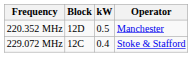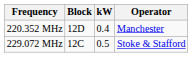(103, 28) 0.5 -> (103, 28) 0.4
(103, 44) 0.4 -> (103, 44) 0.5
